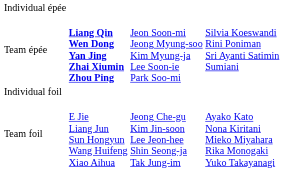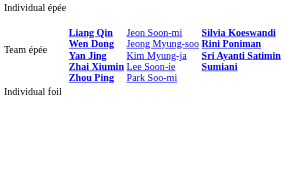(242, 49) normal -> (241, 49) bold
- row: (23, 134)
